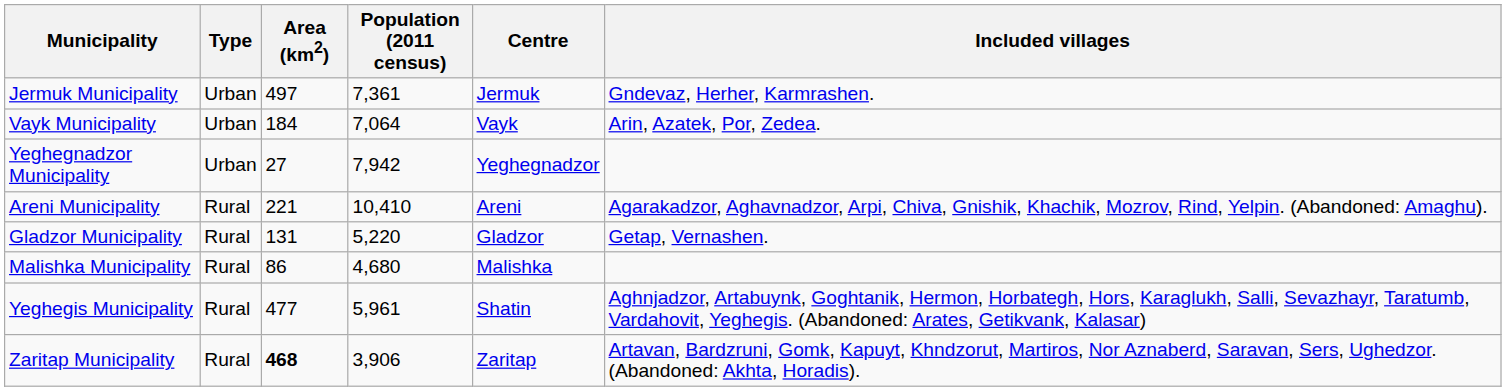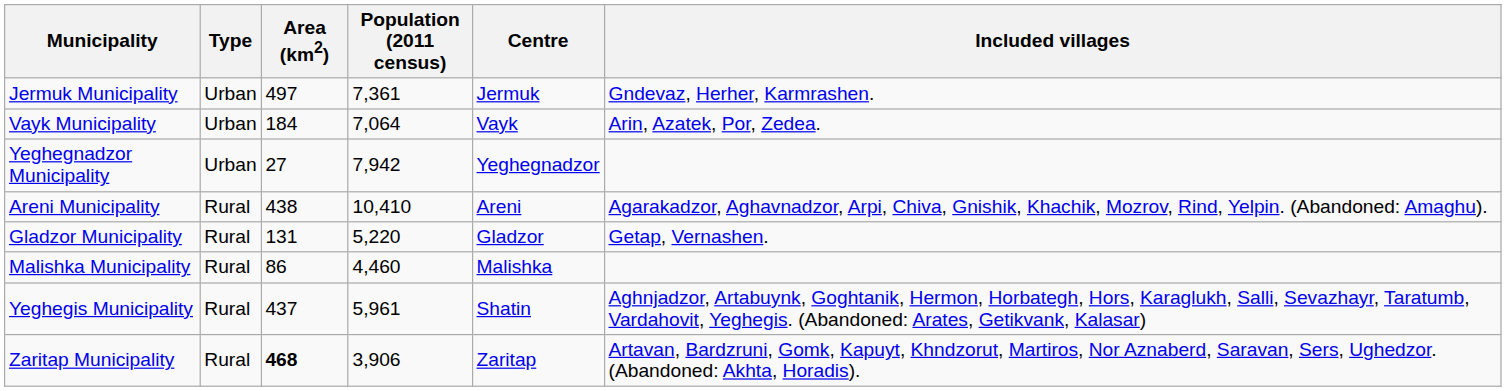(281, 206) 221 -> (281, 206) 438
(377, 267) 4,680 -> (377, 267) 4,460
(281, 308) 477 -> (281, 308) 437
